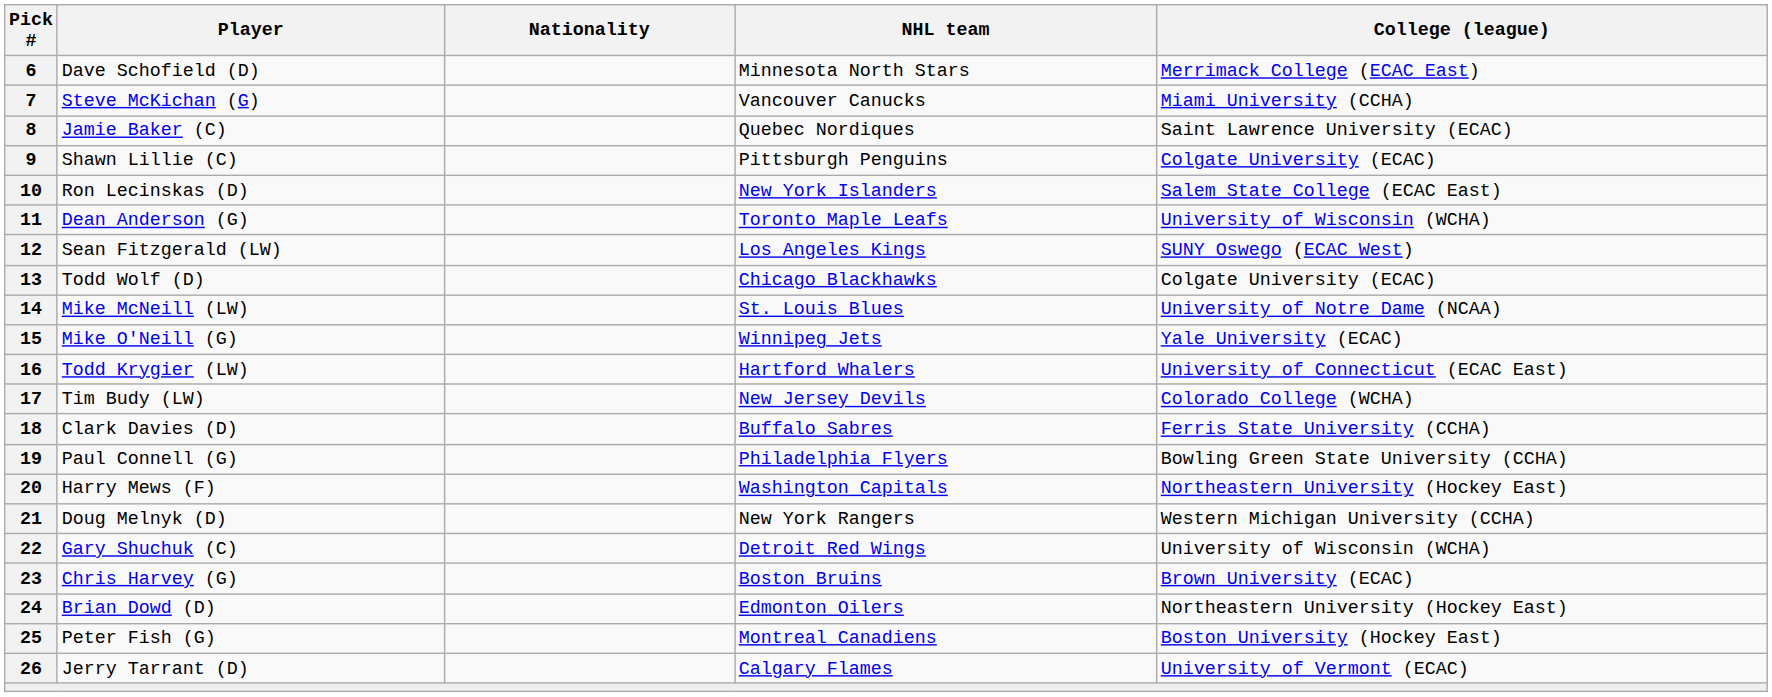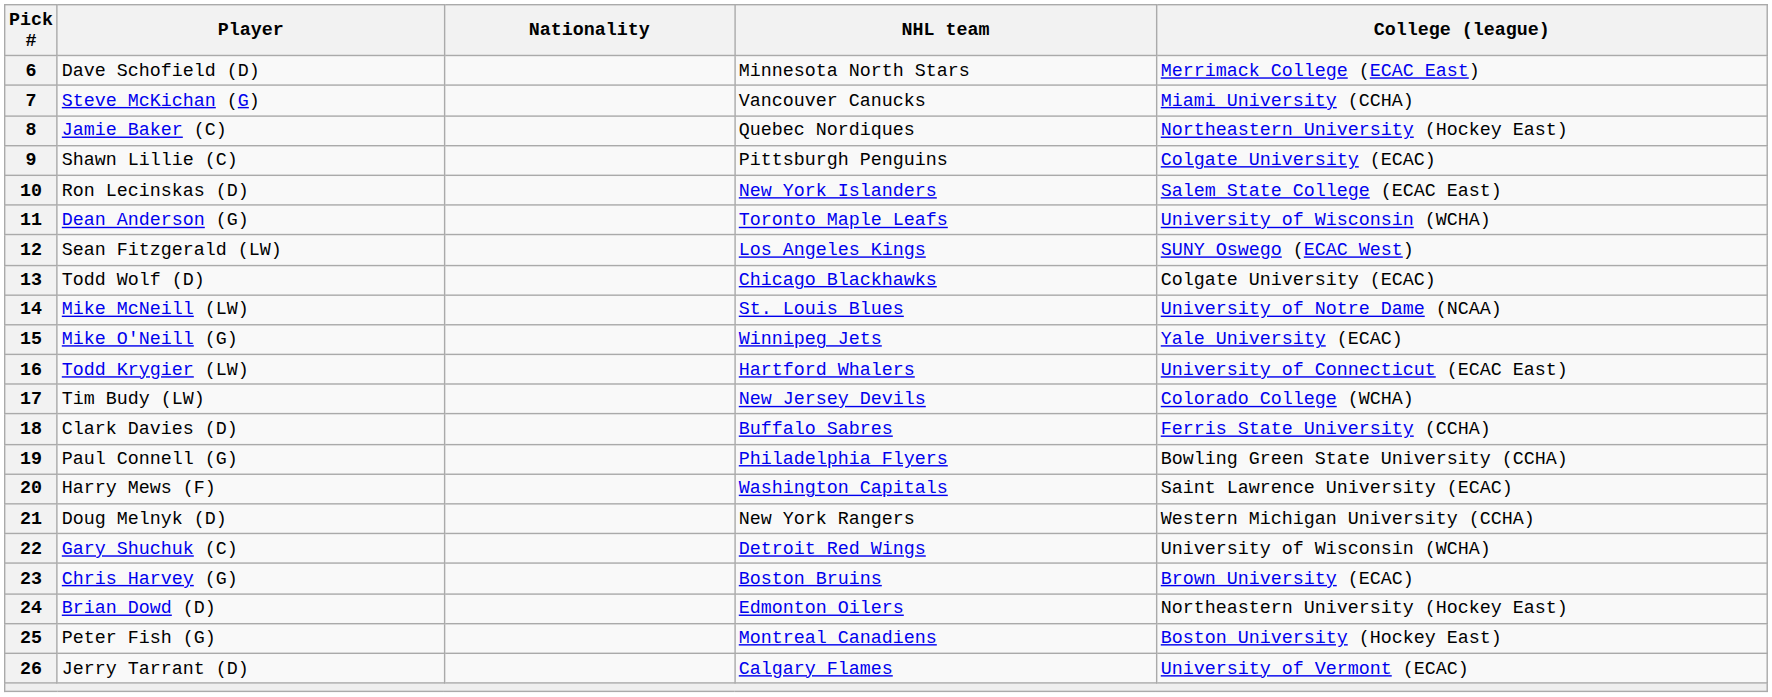(1337, 130) Saint Lawrence University (ECAC) -> (1364, 130) Northeastern University (Hockey East)
(1364, 489) Northeastern University (Hockey East) -> (1337, 489) Saint Lawrence University (ECAC)
